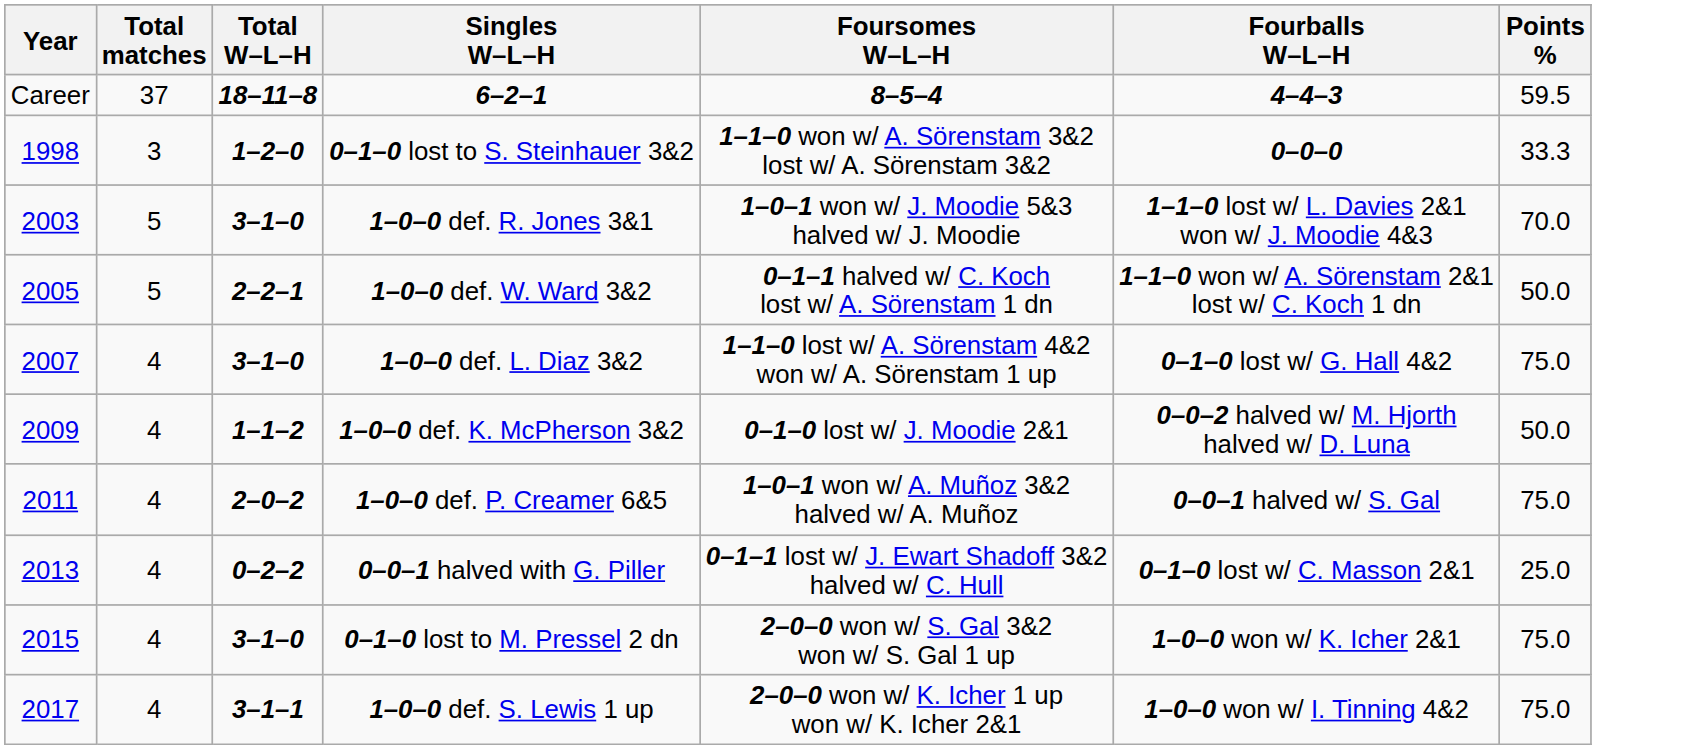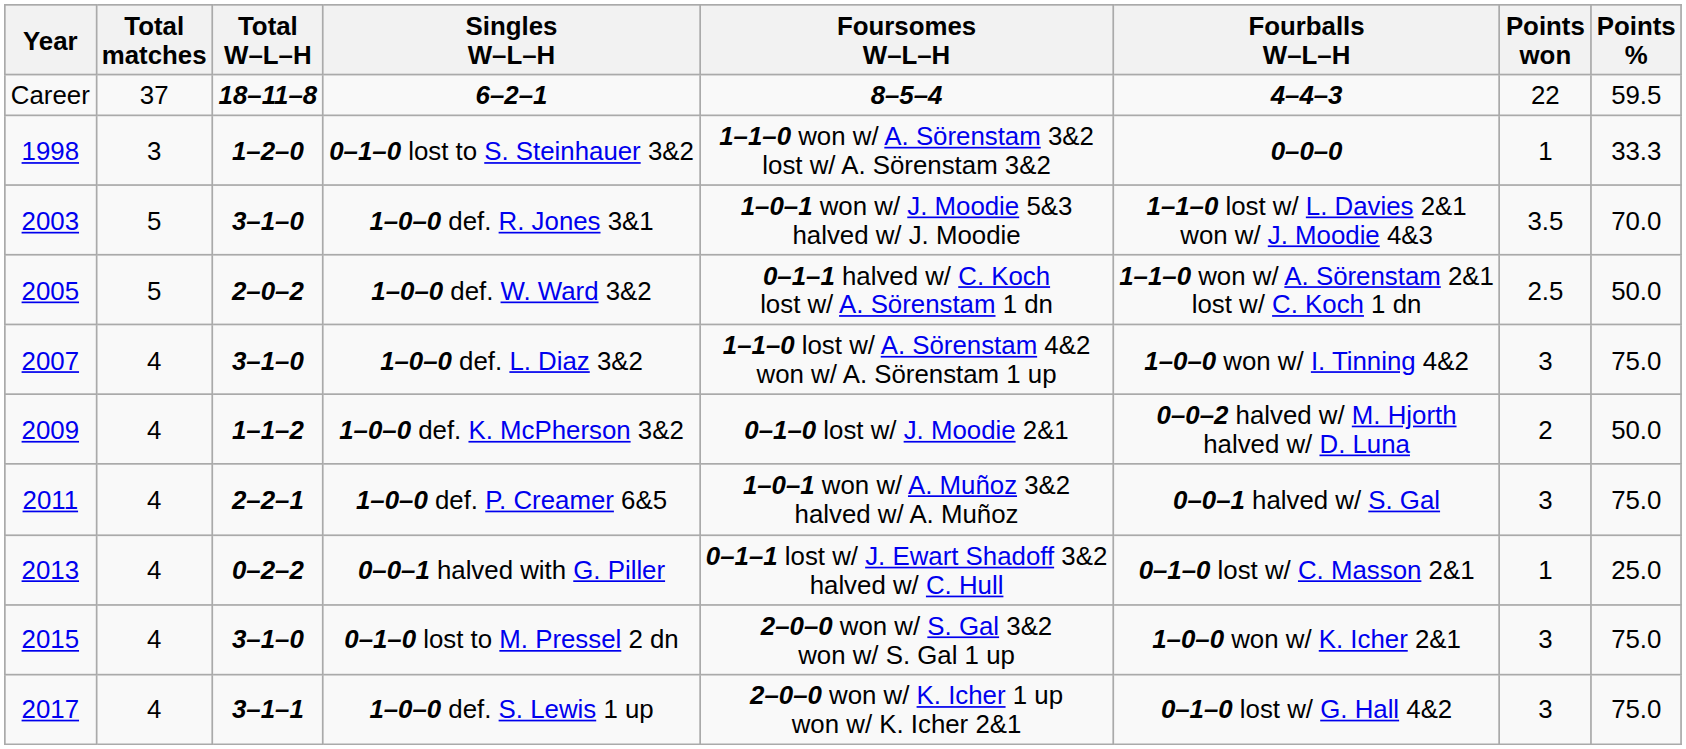+ column: (1545, 40)
(268, 290) 2–2–1 -> (268, 290) 2–0–2
(1307, 360) 0–1–0 lost w/ G. Hall 4&2 -> (1307, 360) 1–0–0 won w/ I. Tinning 4&2
(268, 500) 2–0–2 -> (268, 500) 2–2–1
(1307, 709) 1–0–0 won w/ I. Tinning 4&2 -> (1307, 709) 0–1–0 lost w/ G. Hall 4&2
